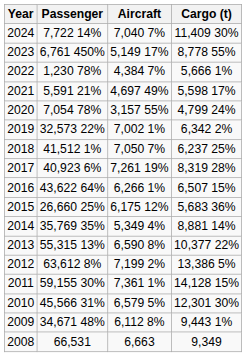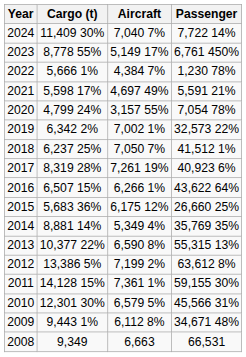columns swapped: (72, 14) <-> (207, 14)
